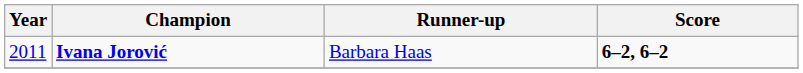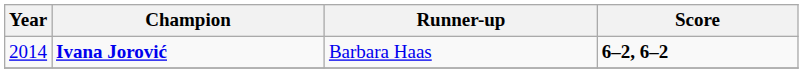(28, 51) 2011 -> (28, 51) 2014
